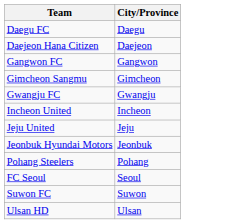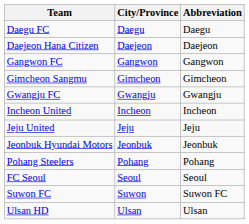+ column: (212, 12)
